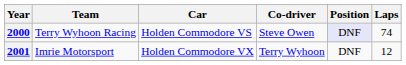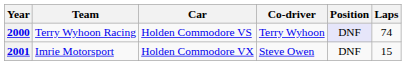(287, 32) Steve Owen -> (292, 32) Terry Wyhoon
(292, 51) Terry Wyhoon -> (287, 51) Steve Owen
(386, 51) 12 -> (386, 51) 15
